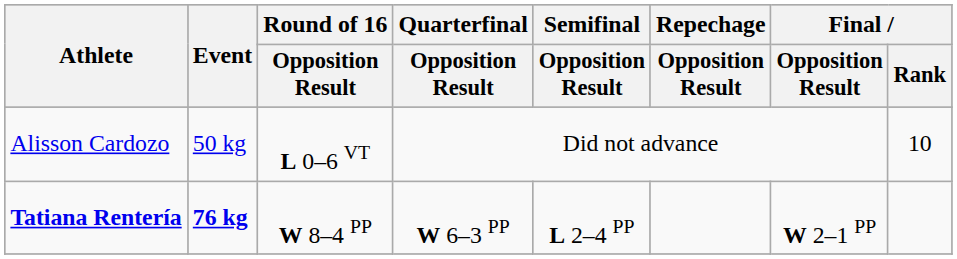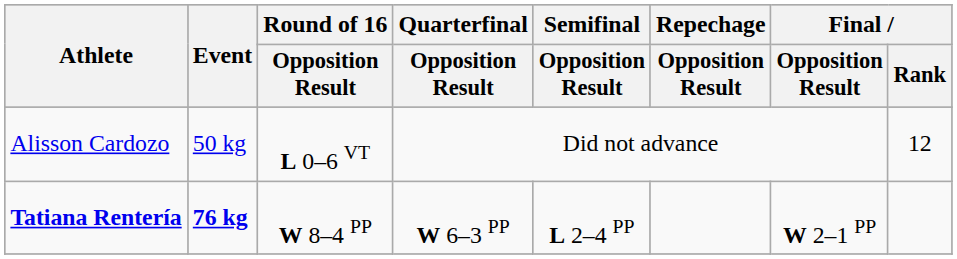(920, 144) 10 -> (920, 144) 12
